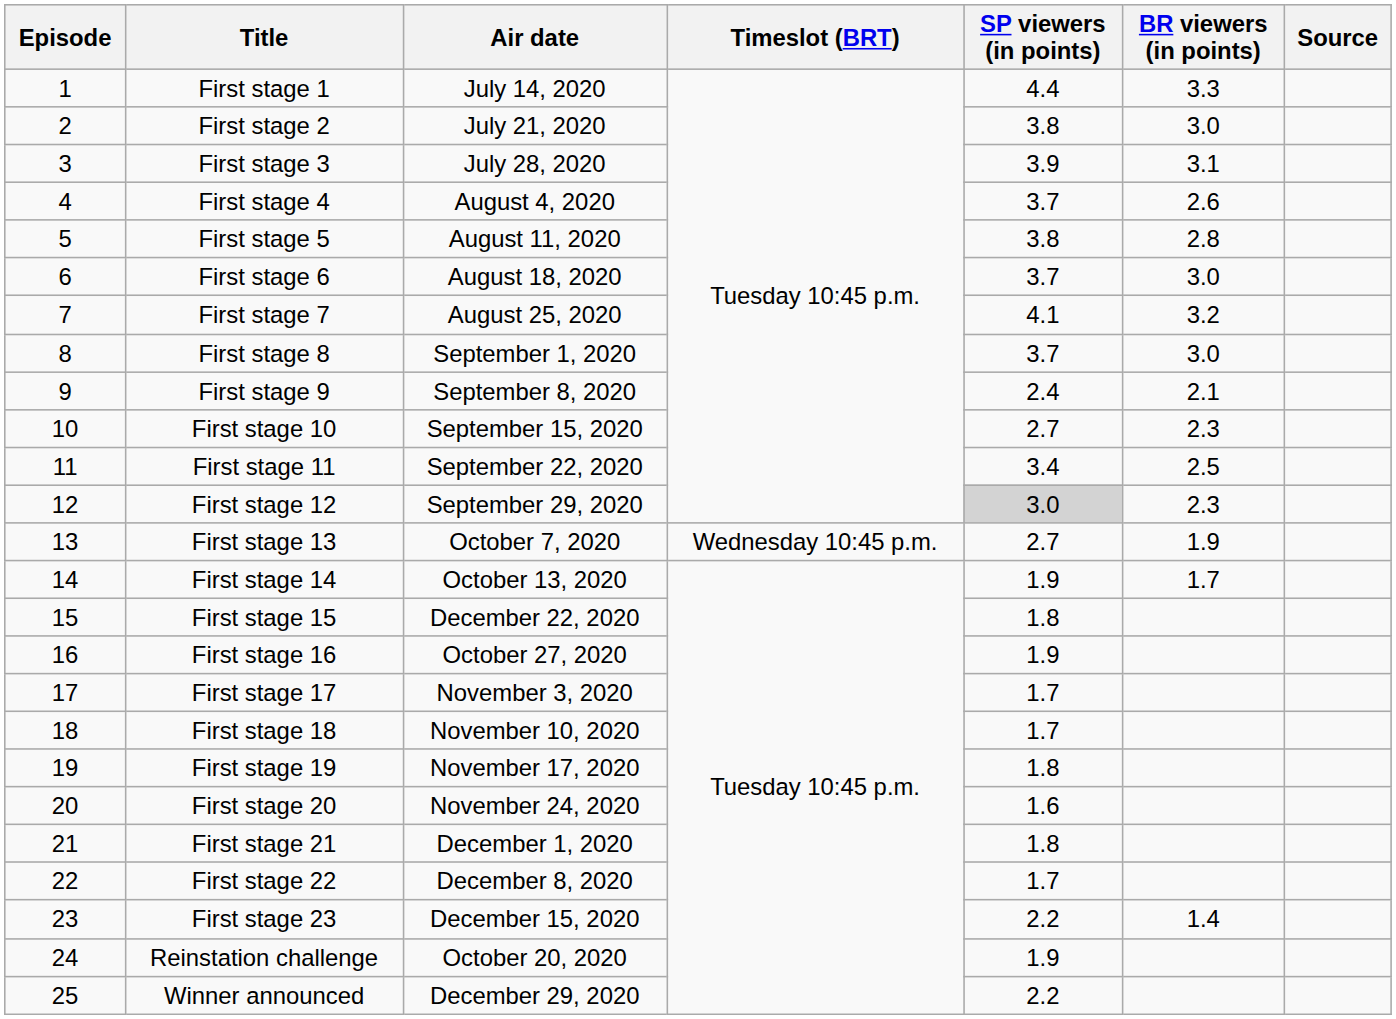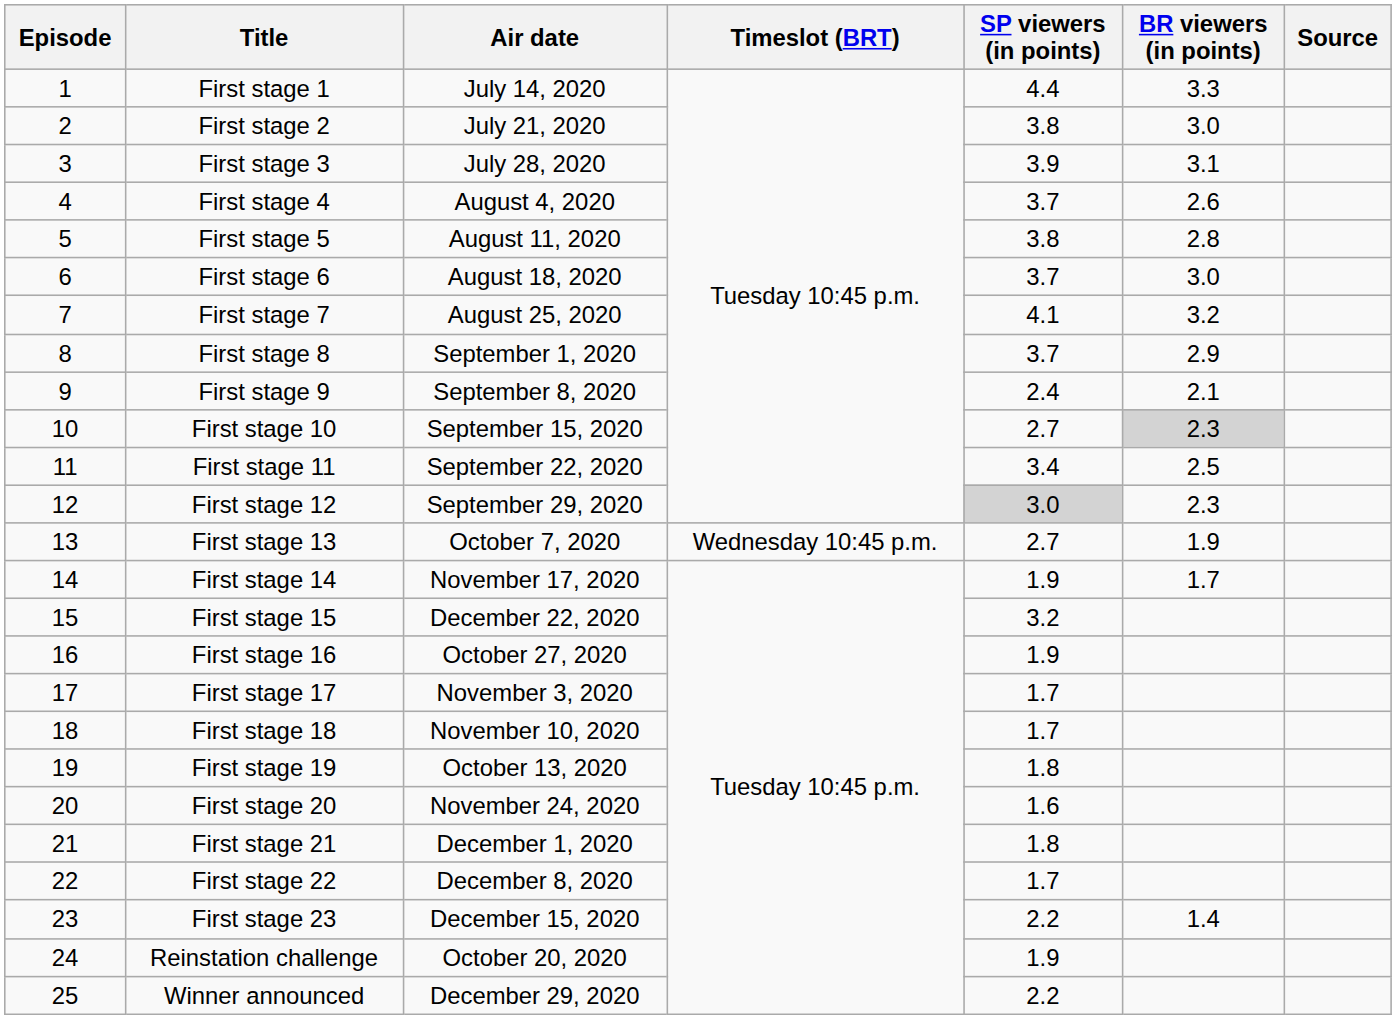(1203, 353) 3.0 -> (1203, 353) 2.9
(1203, 428) no background -> (1203, 428) lightgrey background
(535, 579) October 13, 2020 -> (535, 579) November 17, 2020
(1043, 617) 1.8 -> (1043, 617) 3.2
(535, 768) November 17, 2020 -> (535, 768) October 13, 2020
